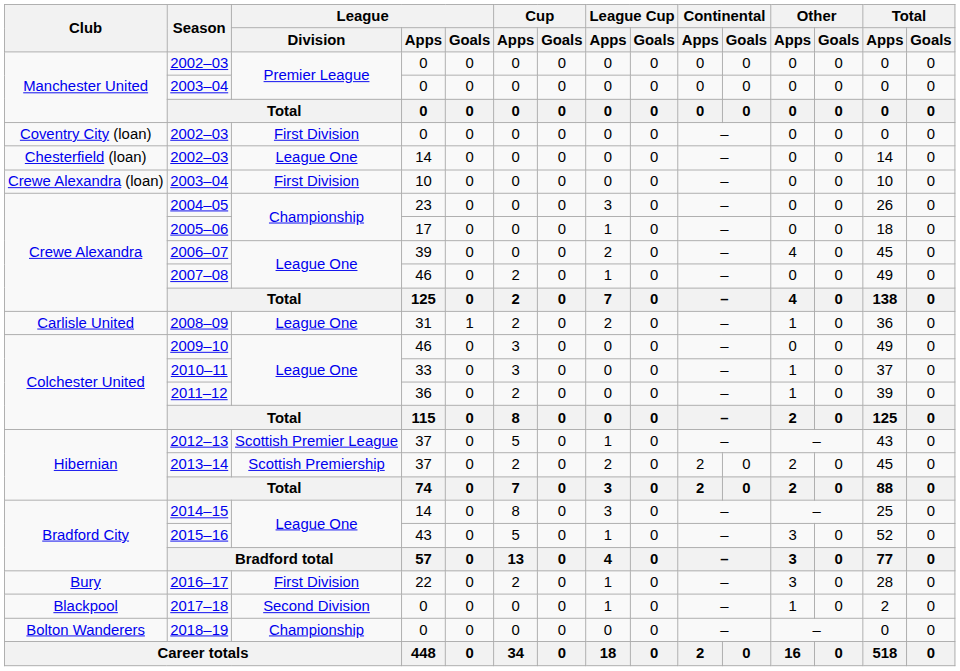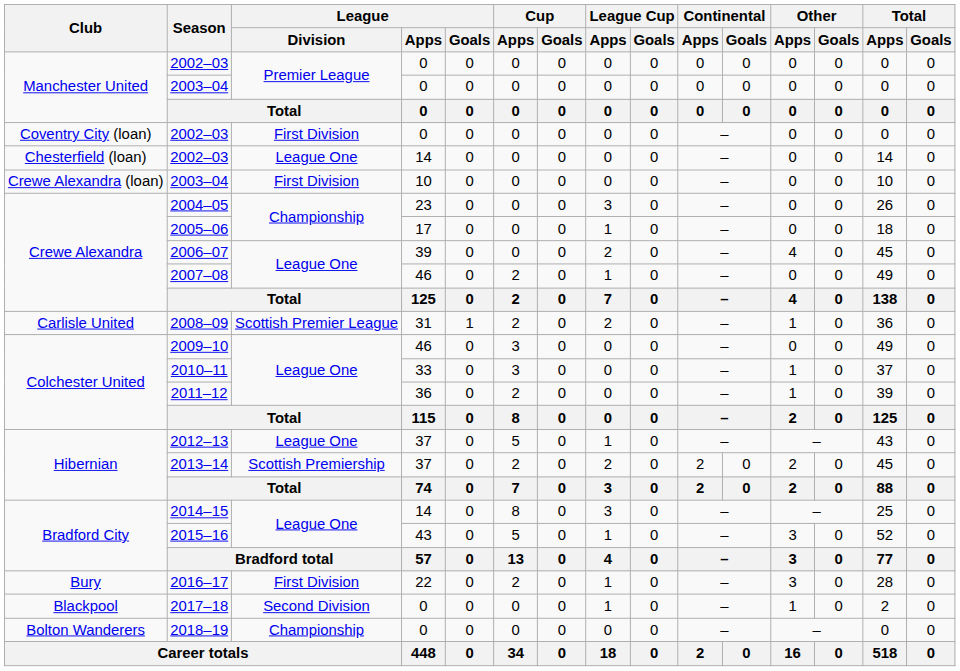(317, 323) League One -> (317, 323) Scottish Premier League
(317, 441) Scottish Premier League -> (317, 441) League One
